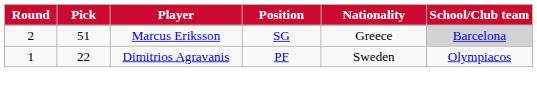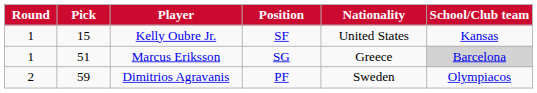+ row: (176, 35)
(31, 35) 2 -> (31, 56) 1
(31, 56) 1 -> (31, 77) 2
(84, 56) 22 -> (84, 77) 59
